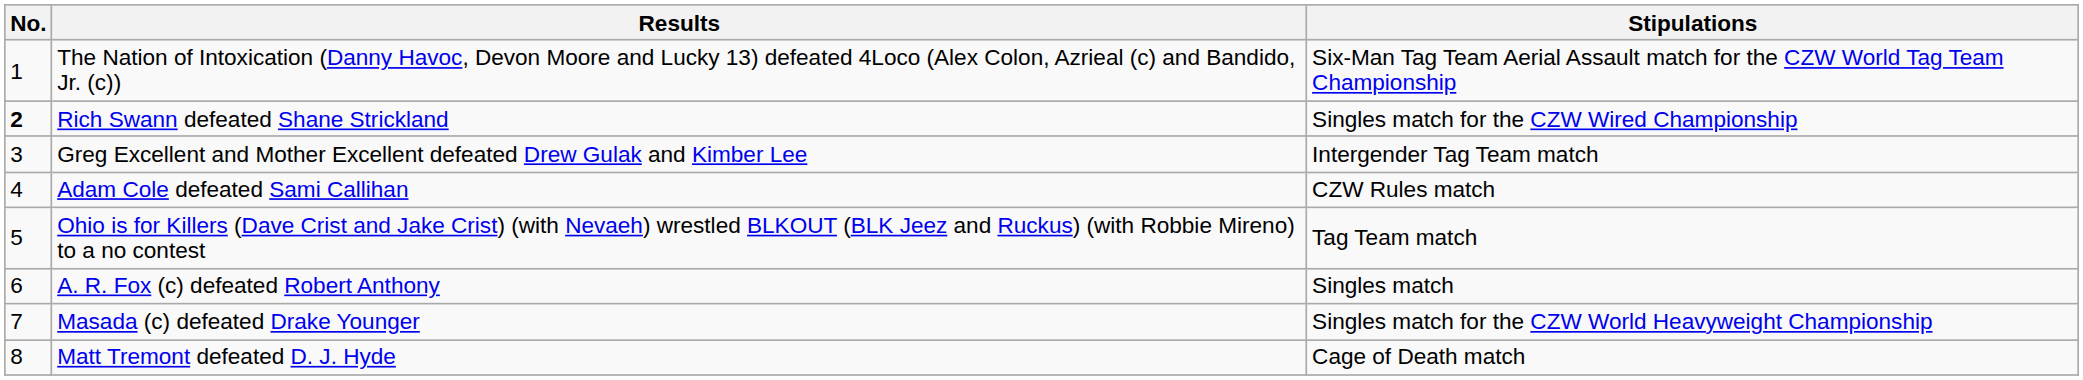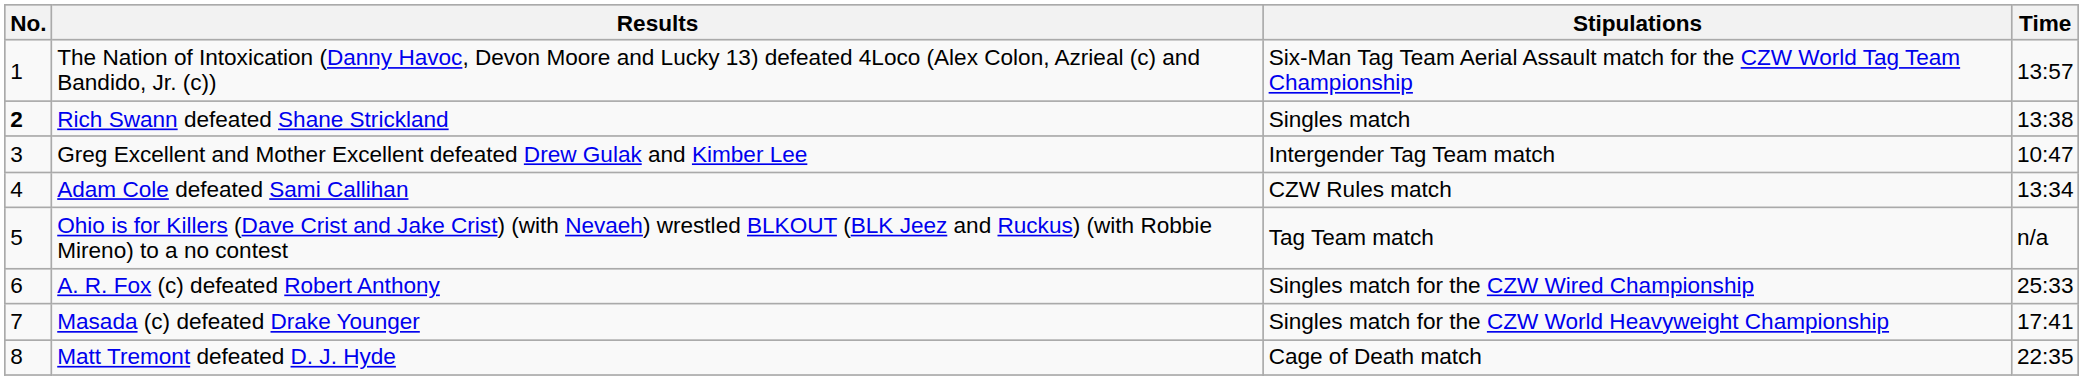+ column: (2045, 22)
(1555, 118) Singles match for the CZW Wired Championship -> (1340, 118) Singles match
(1383, 286) Singles match -> (1511, 286) Singles match for the CZW Wired Championship
